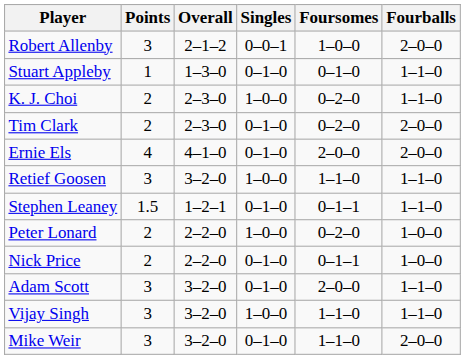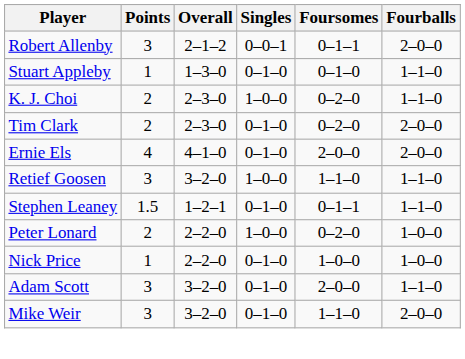(339, 44) 1–0–0 -> (339, 44) 0–1–1
(148, 260) 2 -> (148, 260) 1
(339, 260) 0–1–1 -> (339, 260) 1–0–0
- row: (49, 313)
